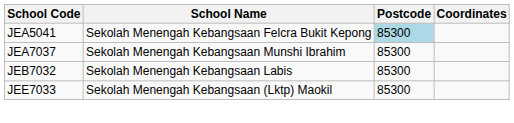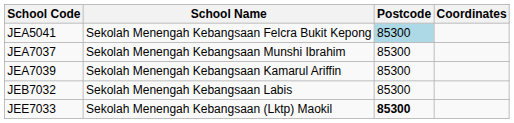+ row: (31, 71)
(394, 90) normal -> (394, 109) bold
